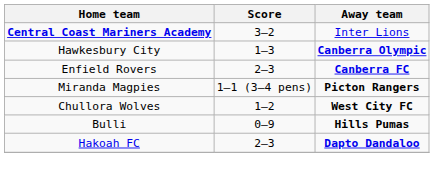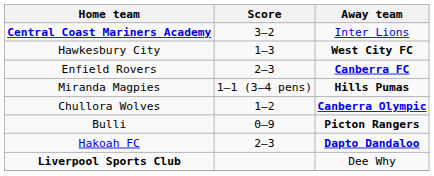(372, 51) Canberra Olympic -> (372, 51) West City FC
(372, 87) Picton Rangers -> (372, 87) Hills Pumas
(372, 106) West City FC -> (372, 106) Canberra Olympic
(372, 124) Hills Pumas -> (372, 124) Picton Rangers
+ row: (109, 161)
